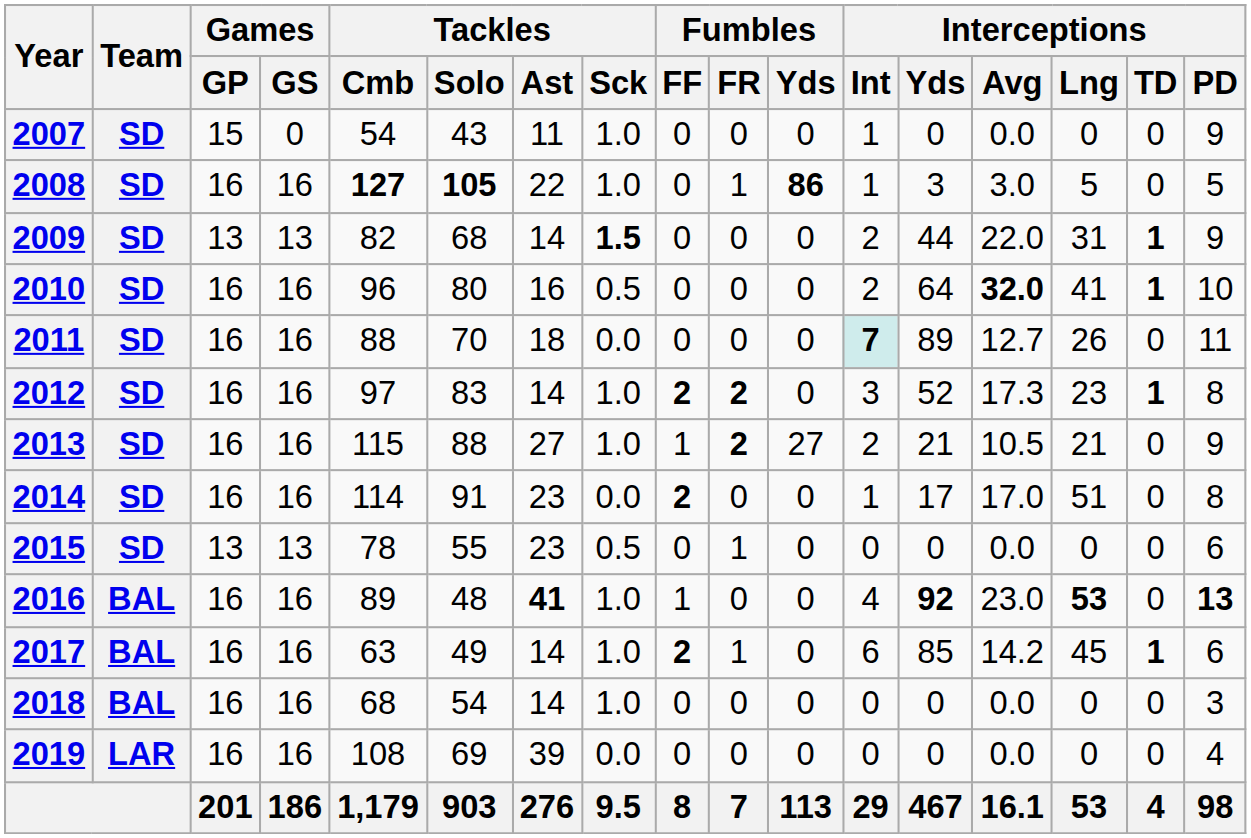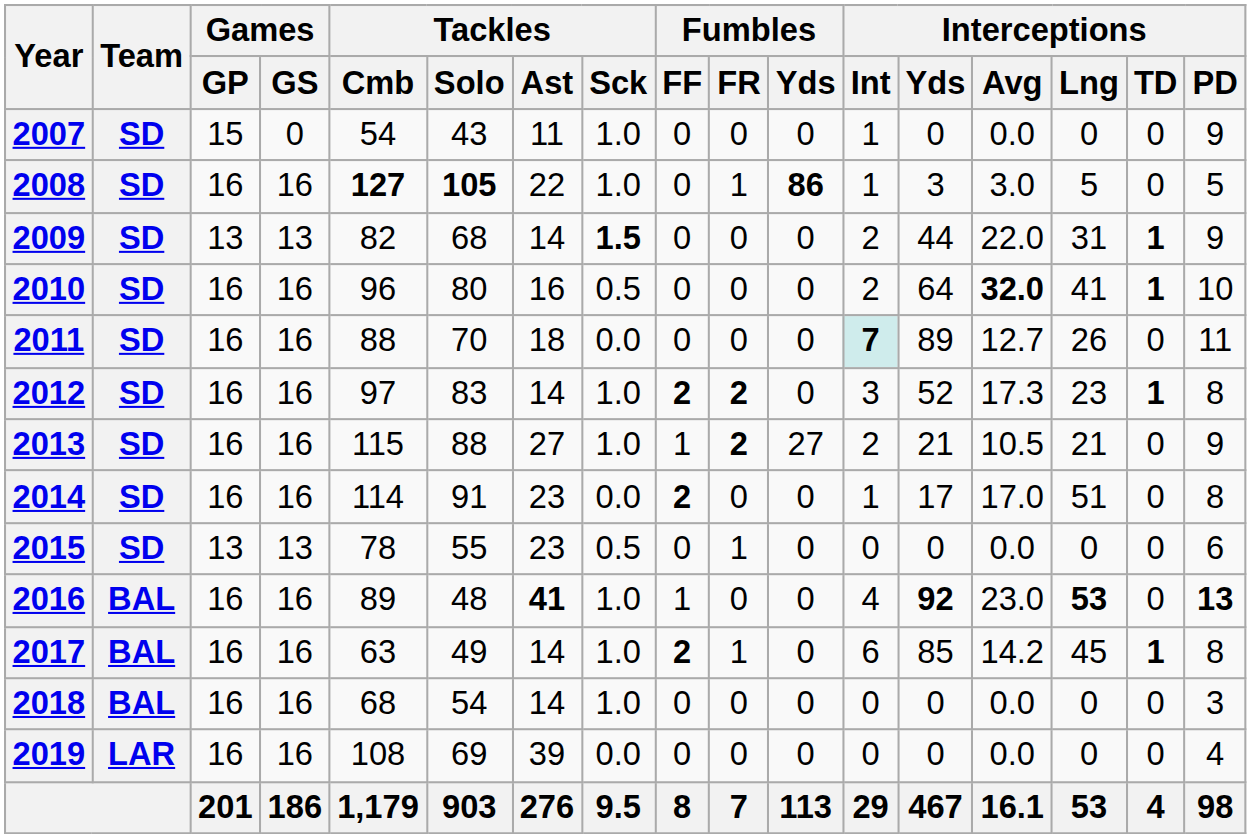(1215, 651) 6 -> (1215, 651) 8
